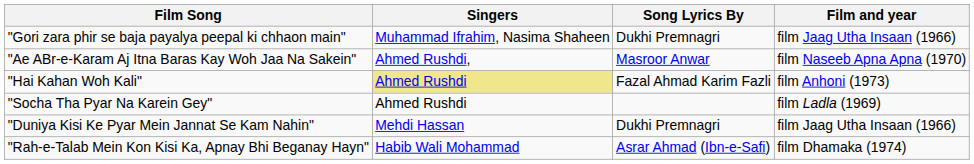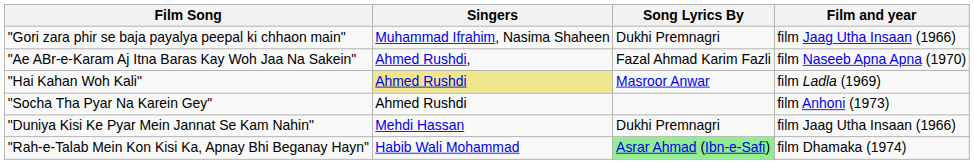(663, 59) Masroor Anwar -> (693, 59) Fazal Ahmad Karim Fazli
(693, 81) Fazal Ahmad Karim Fazli -> (663, 81) Masroor Anwar
(833, 81) film Anhoni (1973) -> (829, 81) film Ladla (1969)
(829, 103) film Ladla (1969) -> (833, 103) film Anhoni (1973)
(693, 147) no background -> (693, 147) lightgreen background
